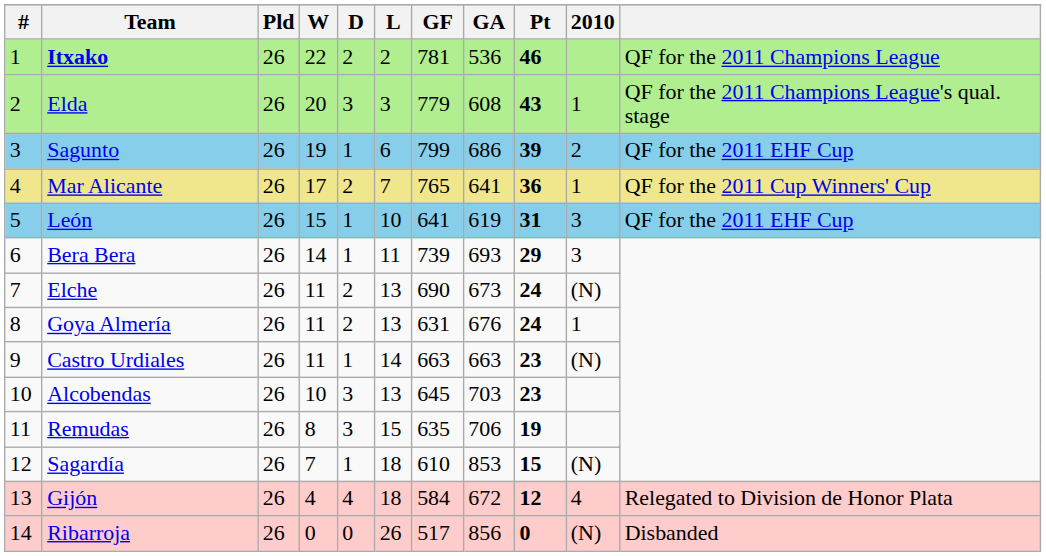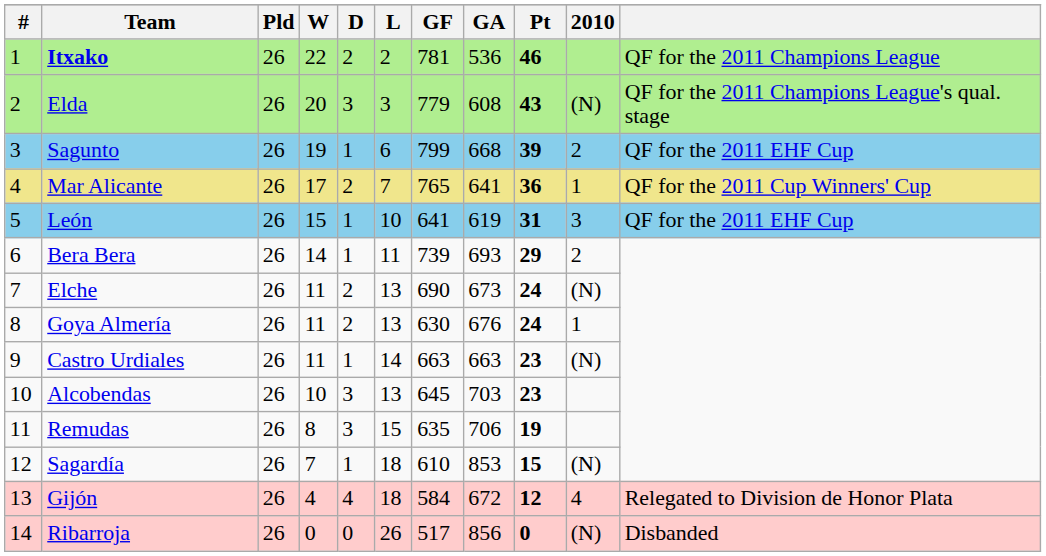(576, 103) 1 -> (586, 103) (N)
(485, 150) 686 -> (485, 150) 668
(576, 255) 3 -> (576, 255) 2
(434, 324) 631 -> (434, 324) 630
